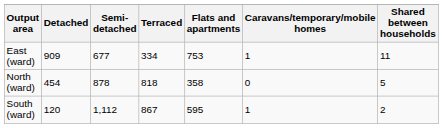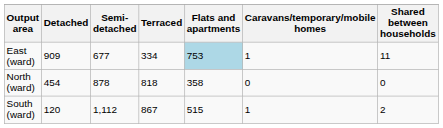(195, 55) no background -> (195, 55) lightblue background
(383, 82) 5 -> (383, 82) 0
(195, 109) 595 -> (195, 109) 515
